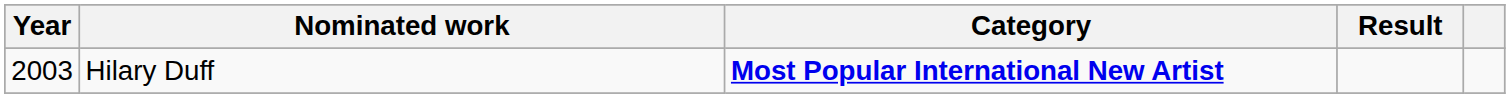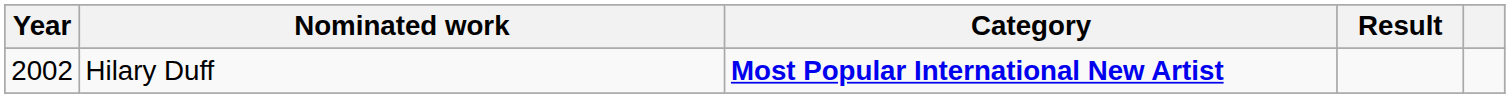(42, 70) 2003 -> (42, 70) 2002
